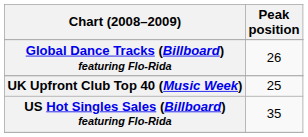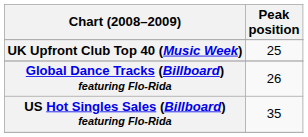rows swapped: (125, 57) <-> (125, 86)
